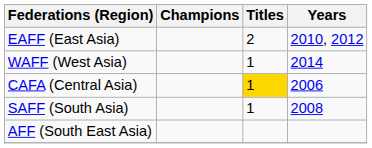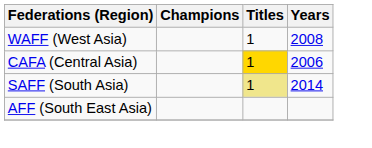- row: (64, 39)
(307, 62) 2014 -> (307, 39) 2008
(250, 108) no background -> (250, 85) khaki background
(307, 108) 2008 -> (307, 85) 2014
